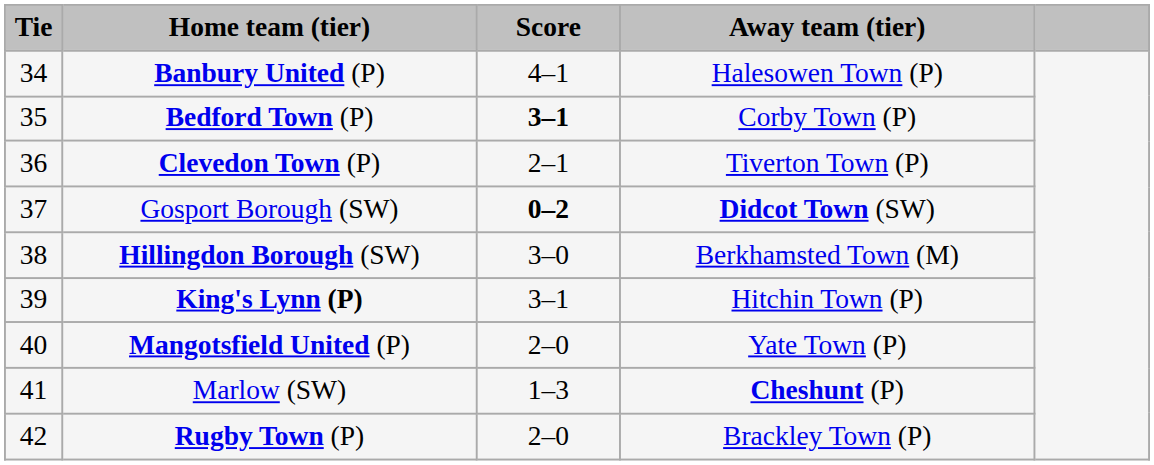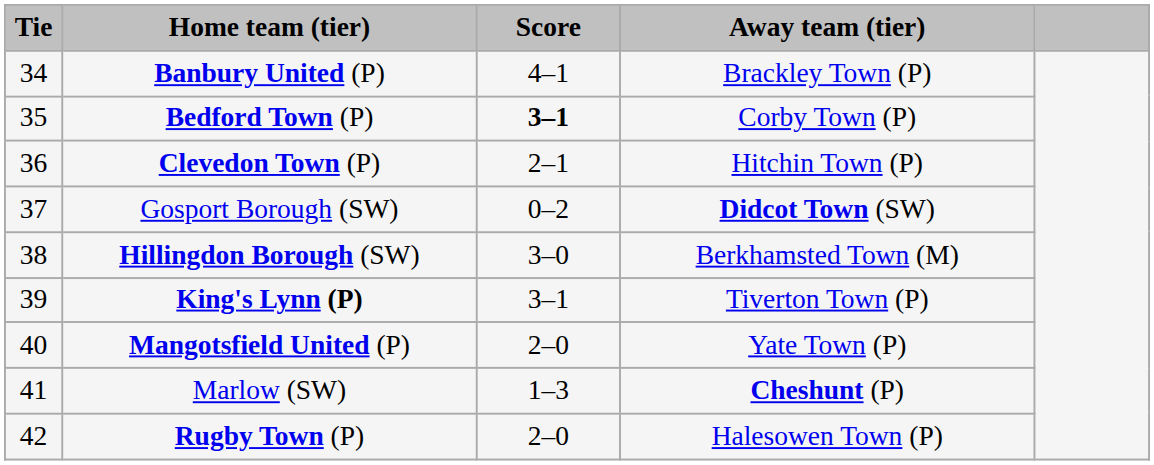(827, 72) Halesowen Town (P) -> (827, 72) Brackley Town (P)
(827, 163) Tiverton Town (P) -> (827, 163) Hitchin Town (P)
(548, 209) bold -> (548, 209) normal
(827, 299) Hitchin Town (P) -> (827, 299) Tiverton Town (P)
(827, 435) Brackley Town (P) -> (827, 435) Halesowen Town (P)
